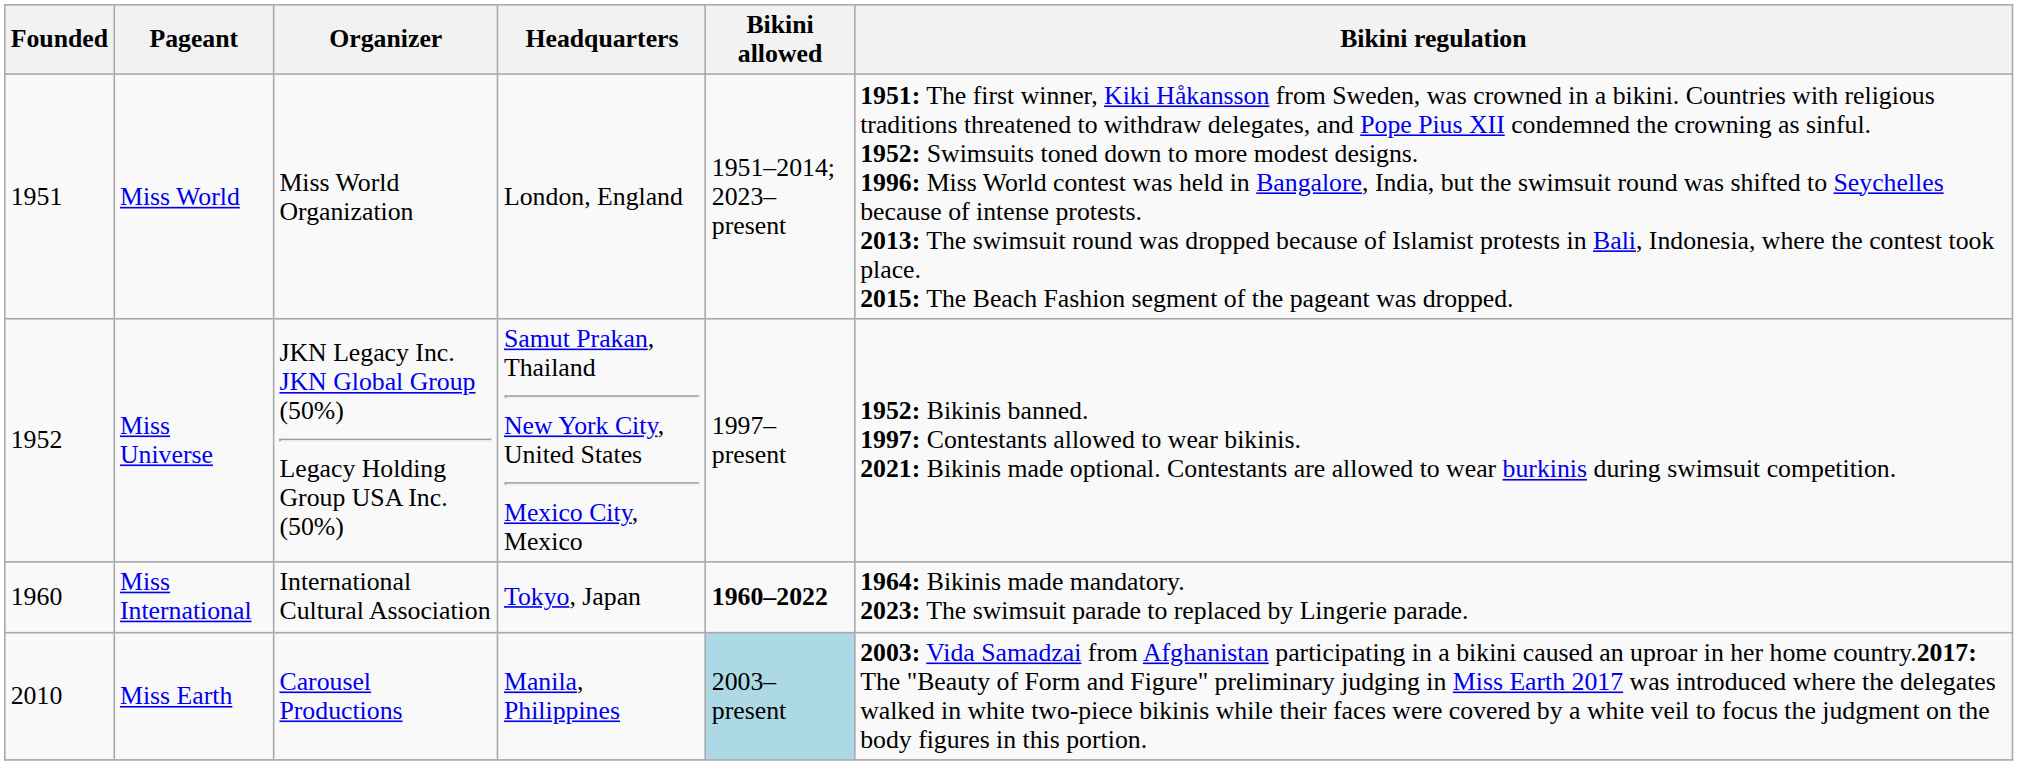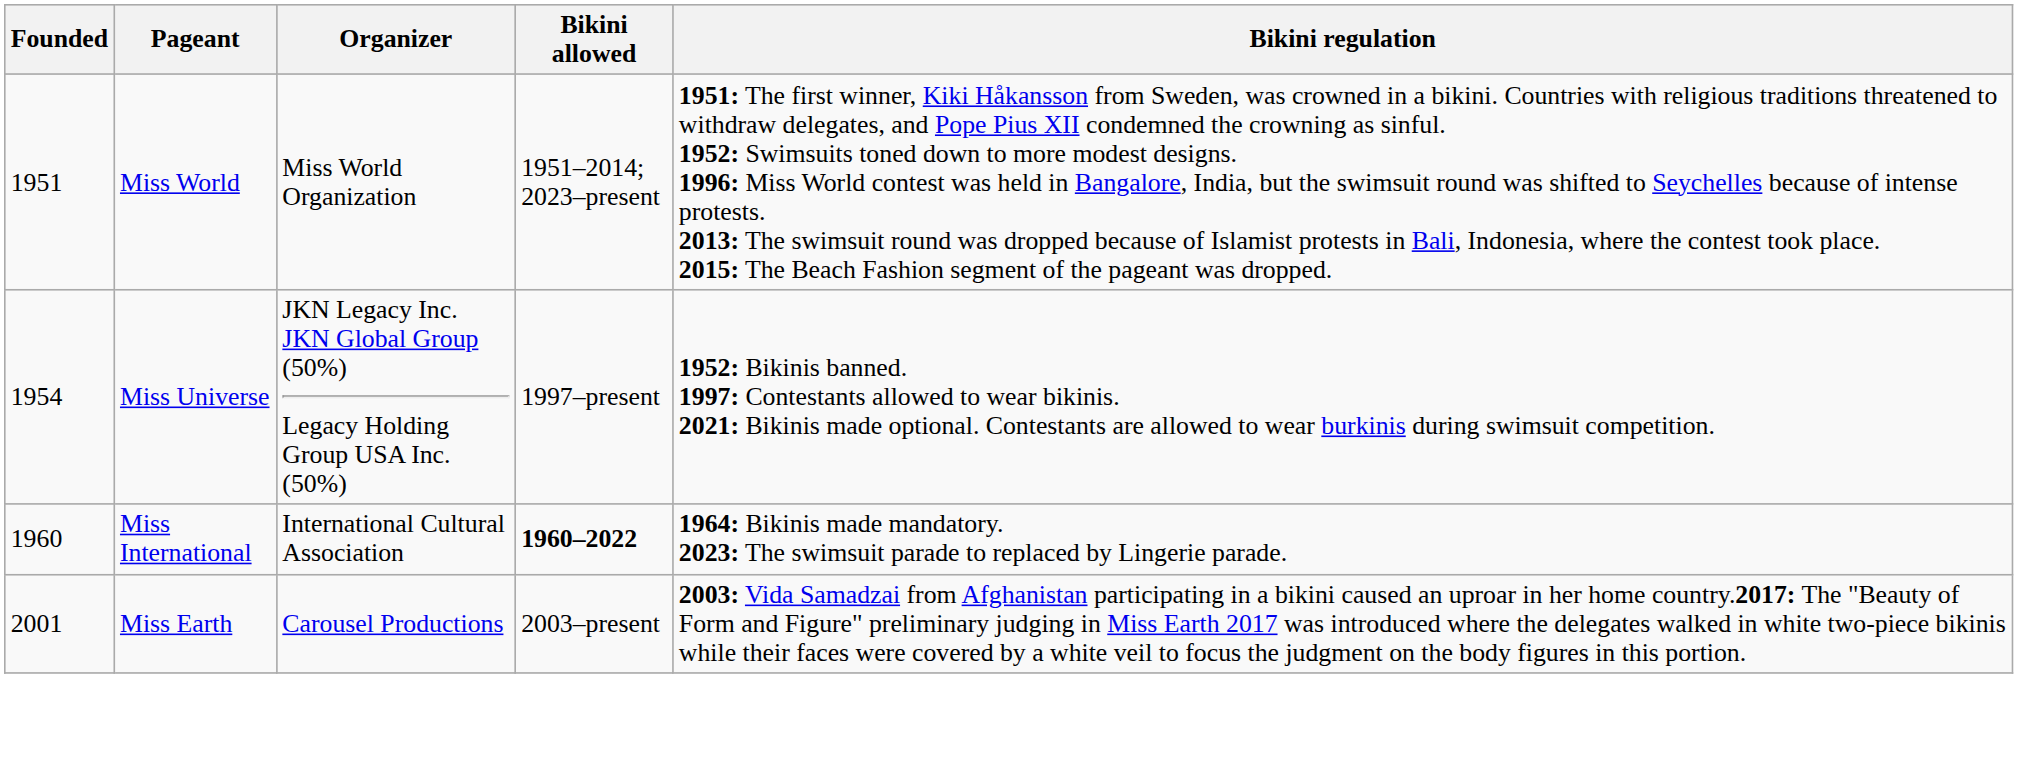- column: (602, 39)
(37, 439) 1952 -> (37, 396) 1954
(37, 695) 2010 -> (37, 623) 2001
(749, 695) lightblue background -> (591, 623) no background
